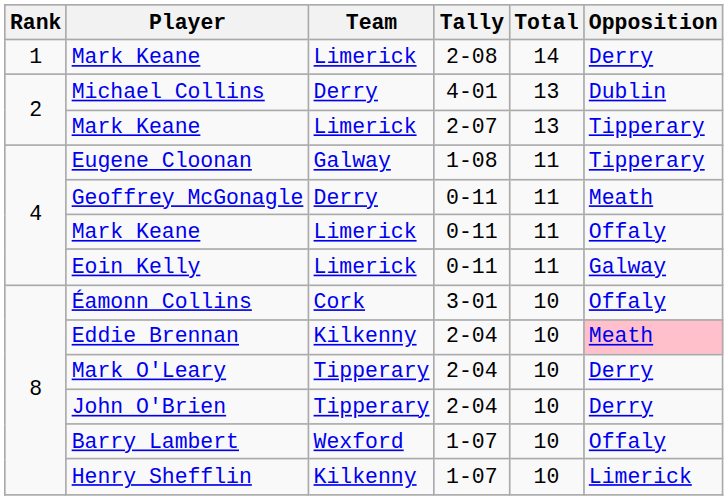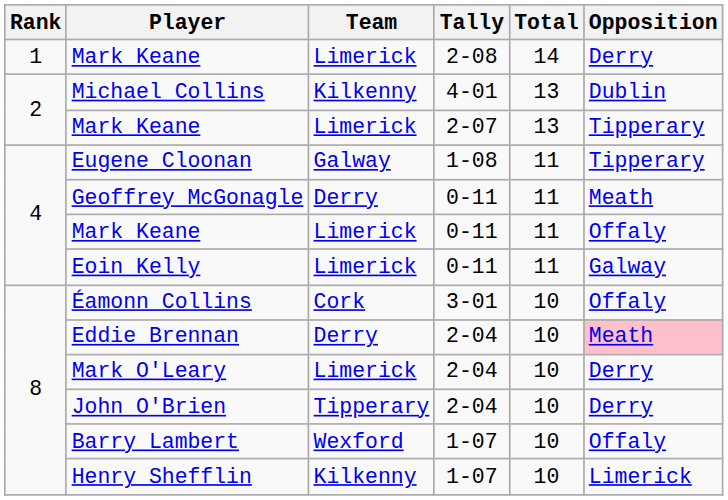(346, 92) Derry -> (365, 92) Kilkenny
(365, 337) Kilkenny -> (346, 337) Derry
(372, 372) Tipperary -> (365, 372) Limerick
